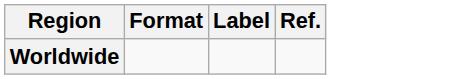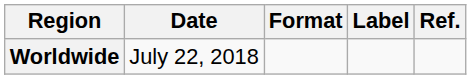+ column: (194, 21)
